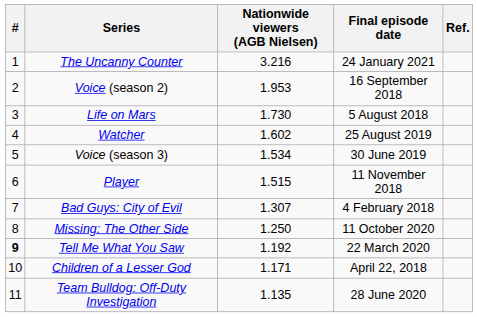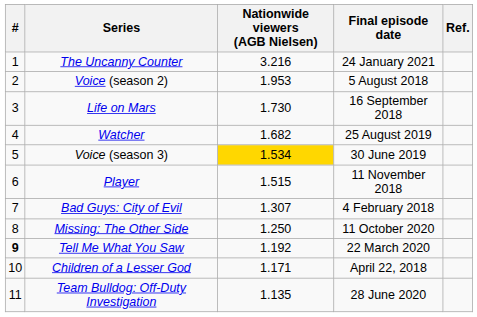(388, 88) 16 September 2018 -> (388, 81) 5 August 2018
(388, 115) 5 August 2018 -> (388, 108) 16 September 2018
(276, 135) 1.602 -> (276, 135) 1.682
(276, 155) no background -> (276, 155) gold background
